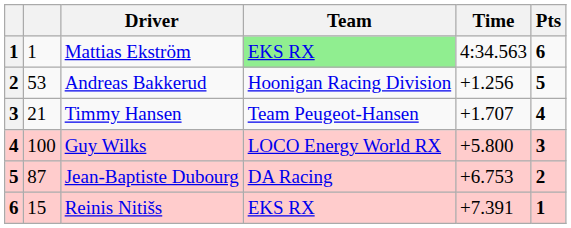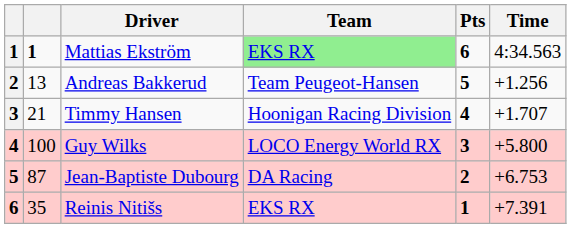columns swapped: (494, 20) <-> (549, 20)
(32, 51) normal -> (32, 51) bold
(37, 83) 53 -> (37, 83) 13
(349, 83) Hoonigan Racing Division -> (333, 83) Team Peugeot-Hansen
(333, 114) Team Peugeot-Hansen -> (349, 114) Hoonigan Racing Division
(37, 208) 15 -> (37, 208) 35
